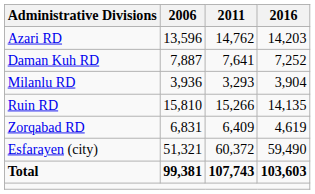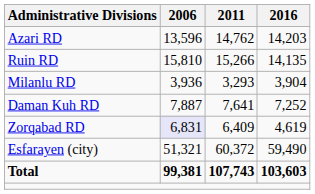rows swapped: (53, 60) <-> (33, 104)
(186, 127) no background -> (186, 127) lavender background
